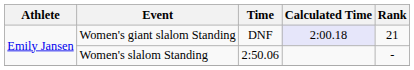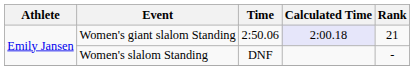(260, 35) DNF -> (260, 35) 2:50.06
(260, 55) 2:50.06 -> (260, 55) DNF
